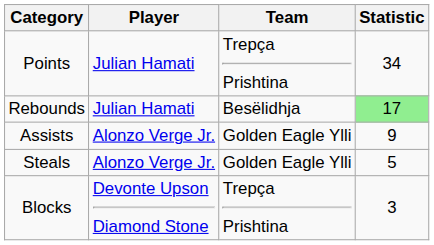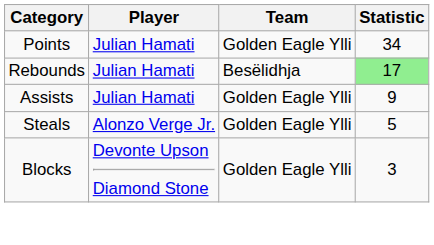(287, 63) Trepça Prishtina -> (287, 44) Golden Eagle Ylli
(154, 135) Alonzo Verge Jr. -> (144, 97) Julian Hamati
(287, 207) Trepça Prishtina -> (287, 169) Golden Eagle Ylli
